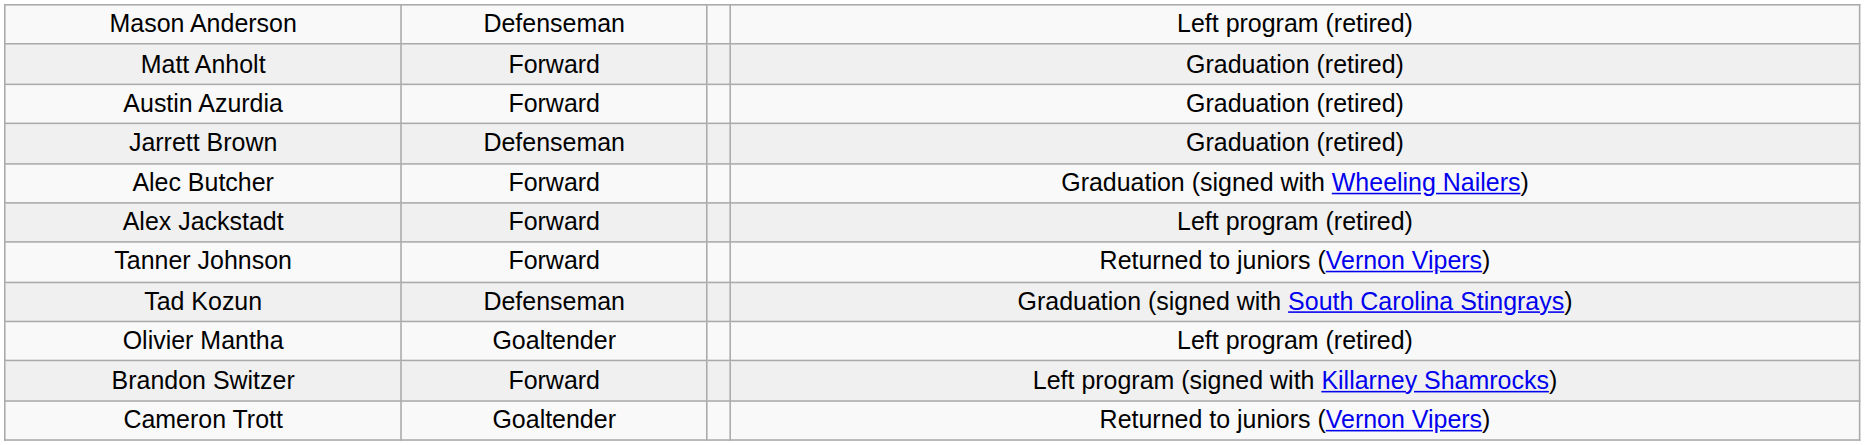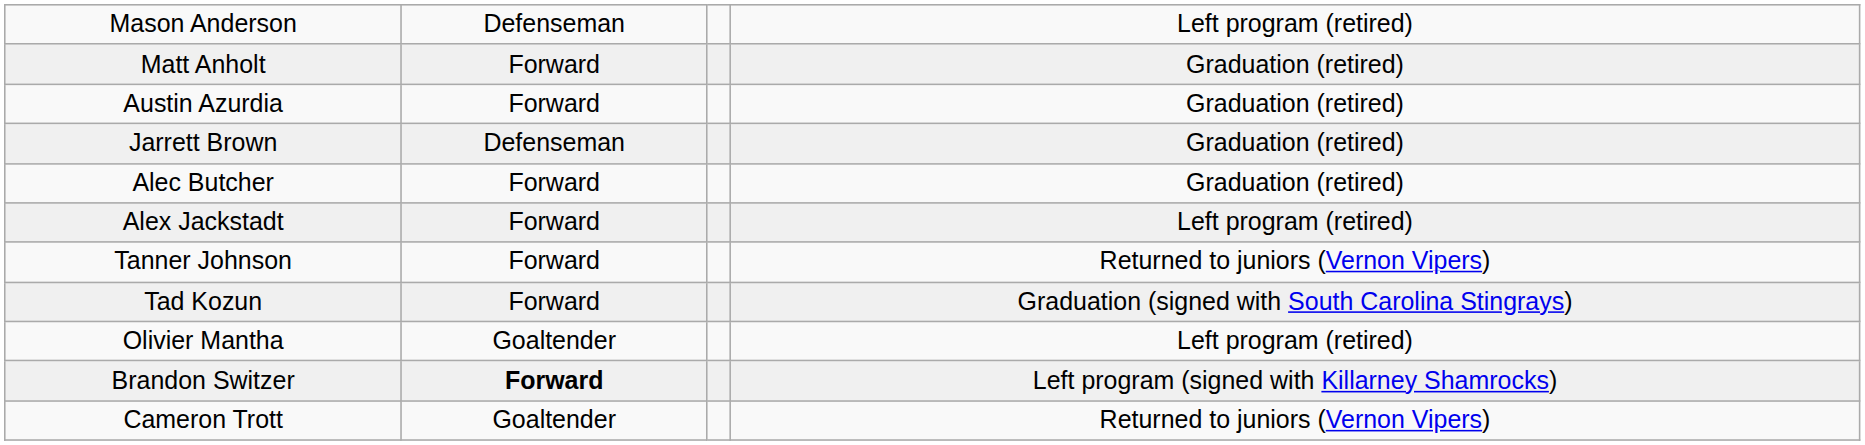(1295, 182) Graduation (signed with Wheeling Nailers) -> (1295, 182) Graduation (retired)
(554, 301) Defenseman -> (554, 301) Forward
(554, 380) normal -> (554, 380) bold
